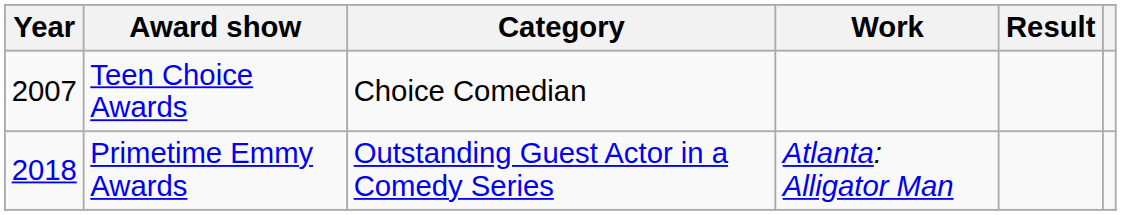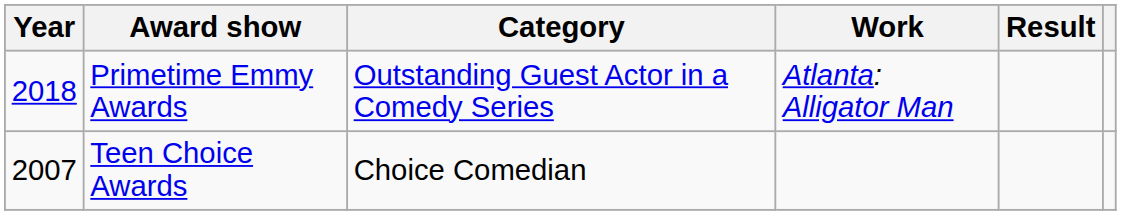rows swapped: (172, 90) <-> (202, 170)
